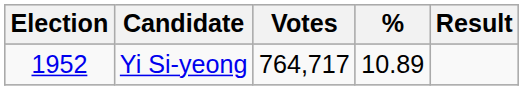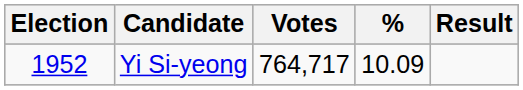(393, 64) 10.89 -> (393, 64) 10.09
